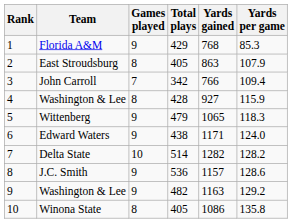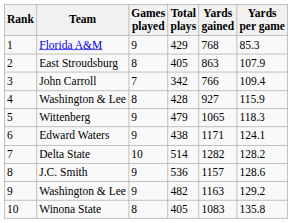(252, 136) 124.0 -> (252, 136) 124.1
(213, 209) 1086 -> (213, 209) 1083
